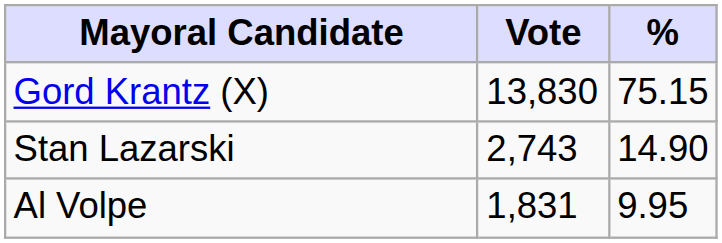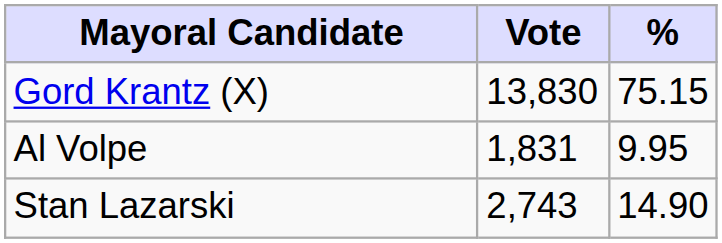rows swapped: (124, 149) <-> (80, 206)
